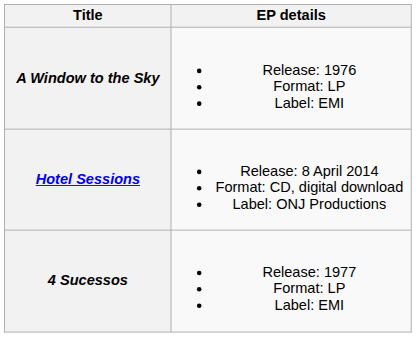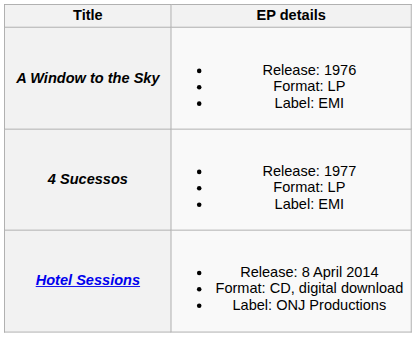rows swapped: (88, 280) <-> (88, 179)
